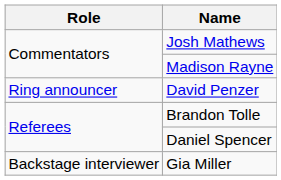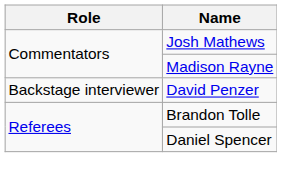(63, 90) Ring announcer -> (84, 90) Backstage interviewer
- row: (199, 163)
